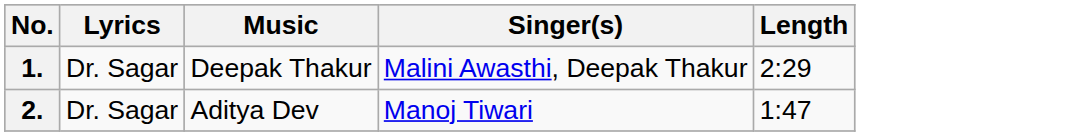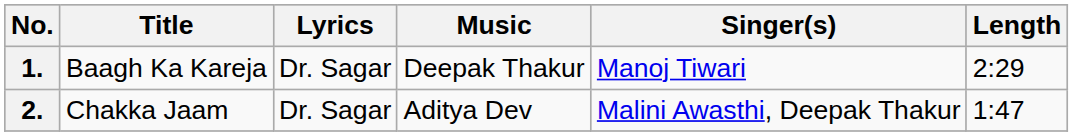+ column: (166, 25)
(566, 67) Malini Awasthi, Deepak Thakur -> (671, 67) Manoj Tiwari
(458, 109) Manoj Tiwari -> (779, 109) Malini Awasthi, Deepak Thakur
